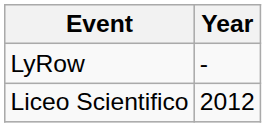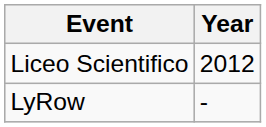rows swapped: (99, 102) <-> (48, 63)
